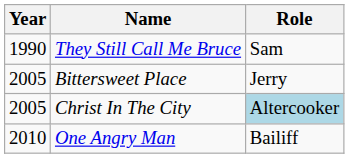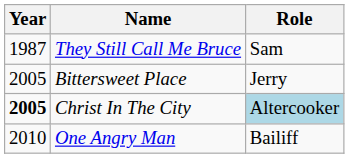(28, 49) 1990 -> (28, 49) 1987
(28, 108) normal -> (28, 108) bold
